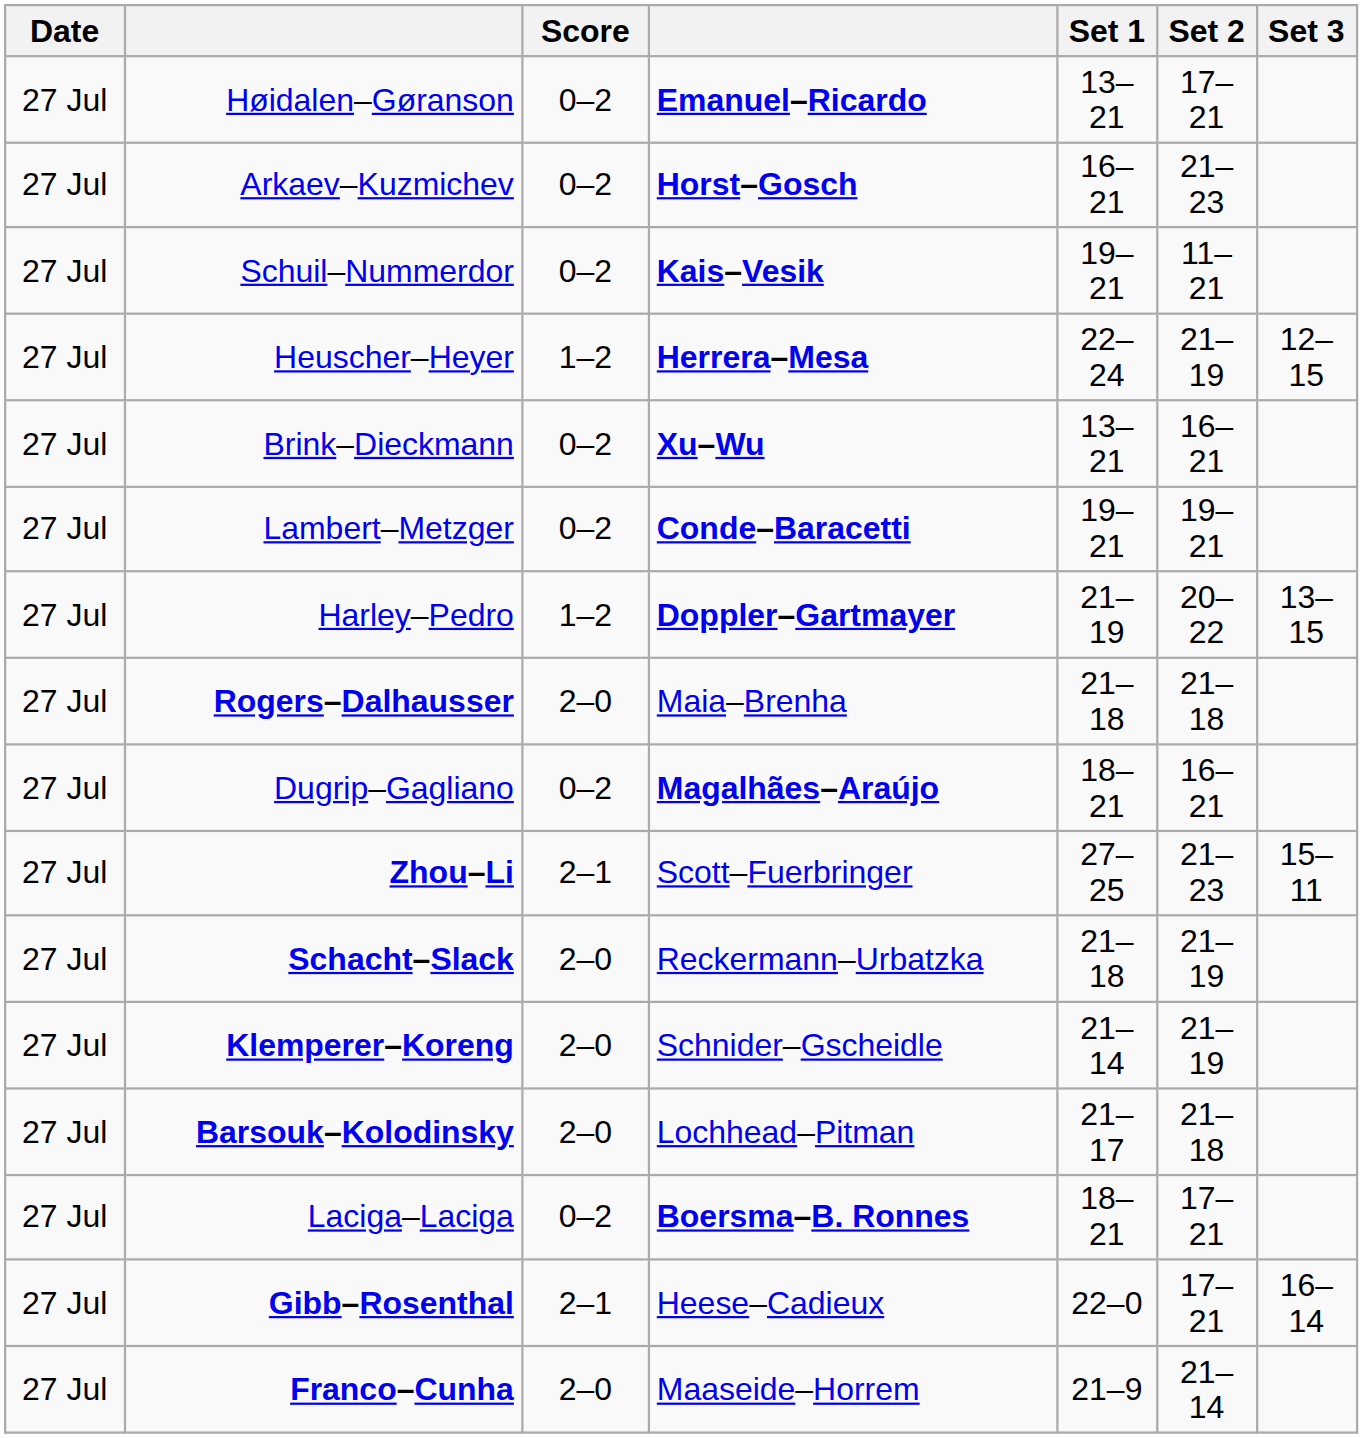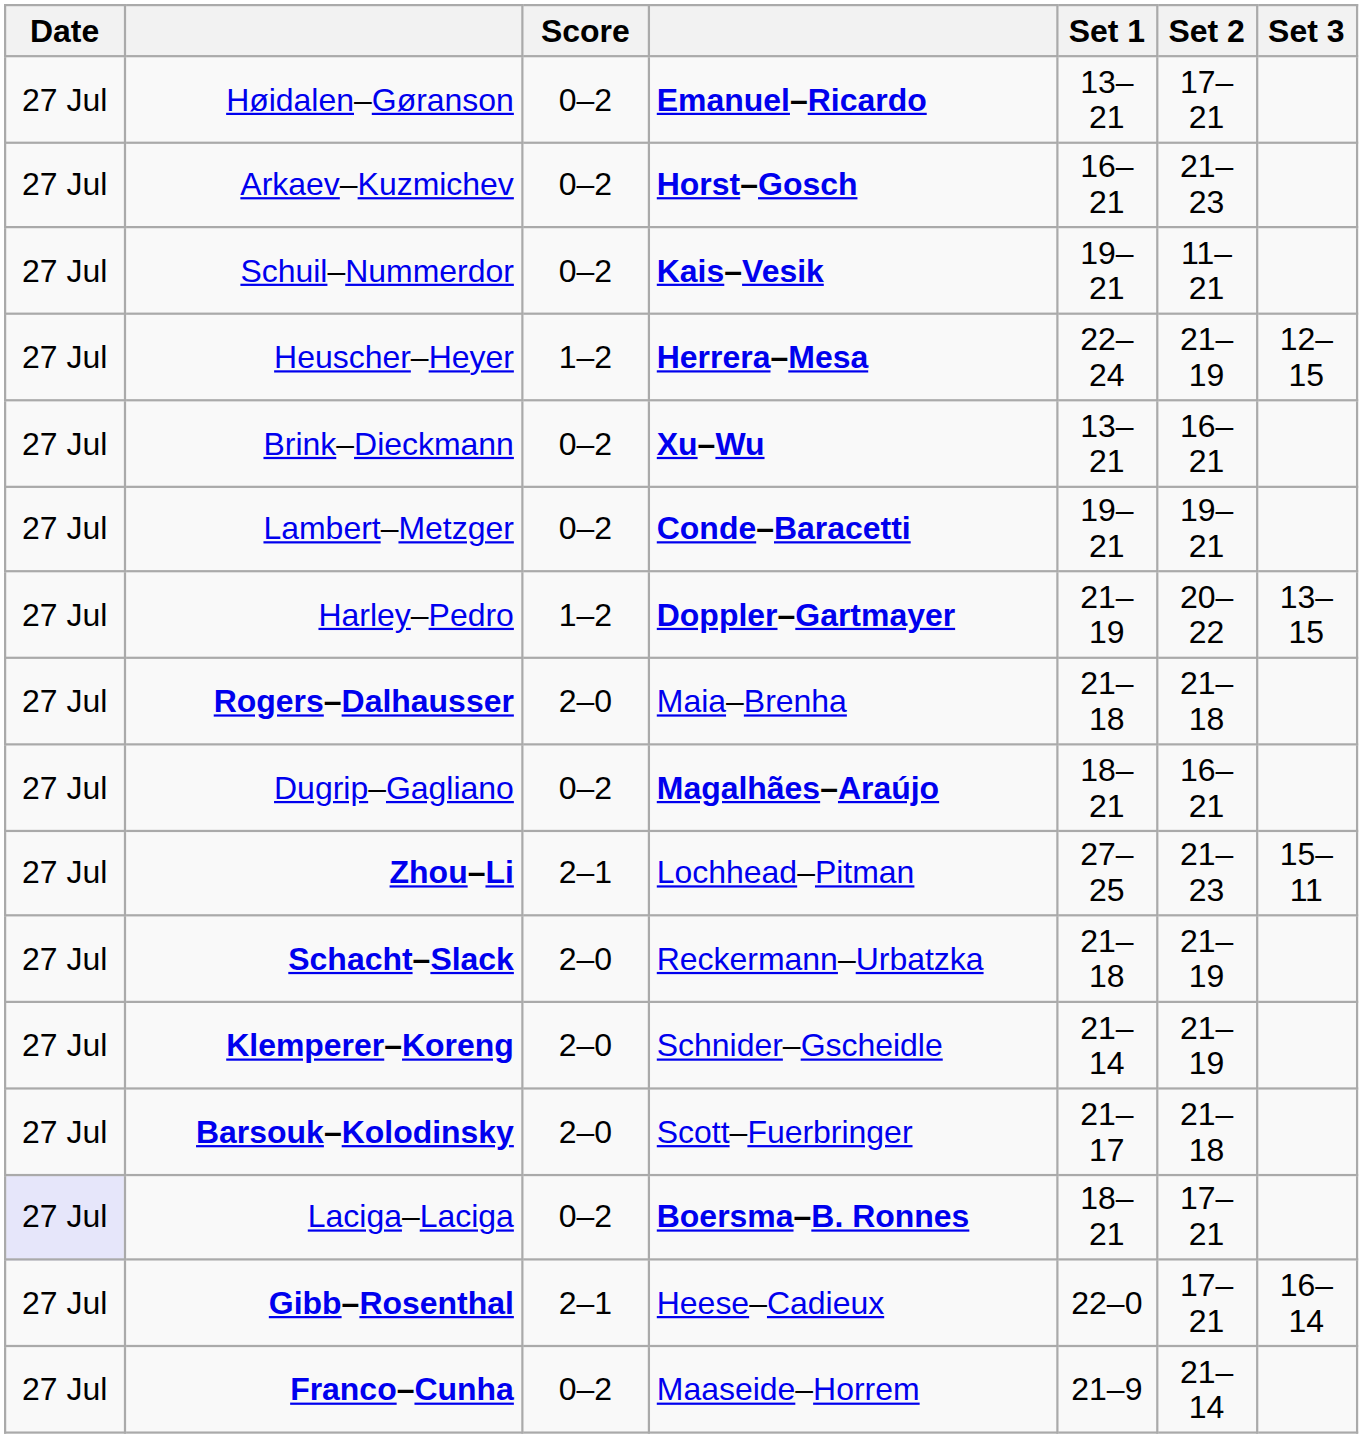(785, 873) Scott–Fuerbringer -> (786, 873) Lochhead–Pitman
(786, 1131) Lochhead–Pitman -> (785, 1131) Scott–Fuerbringer
(65, 1217) no background -> (65, 1217) lavender background
(585, 1389) 2–0 -> (585, 1389) 0–2
